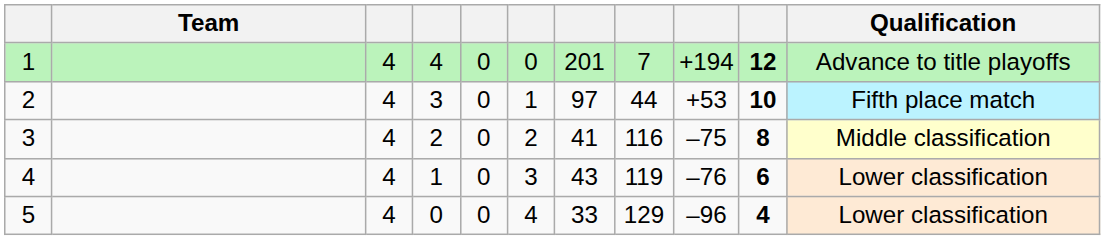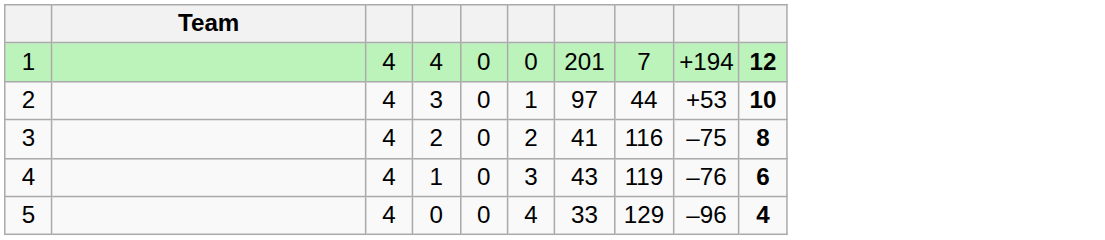- column: (943, 23)
